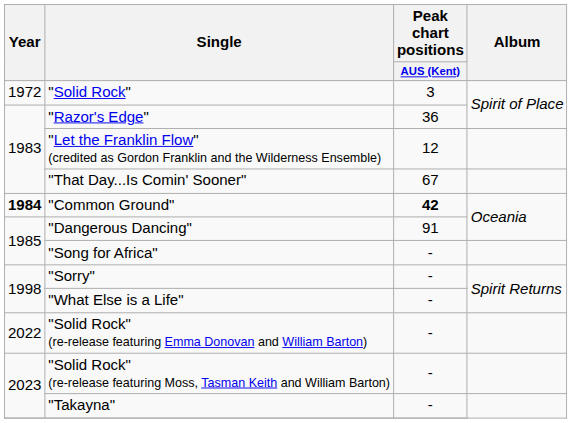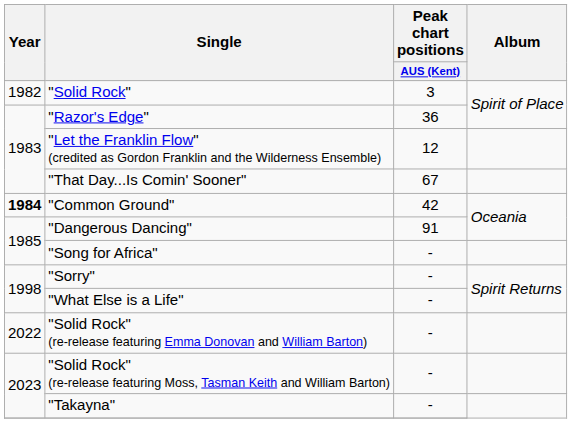(25, 92) 1972 -> (25, 92) 1982
(430, 205) bold -> (430, 205) normal
